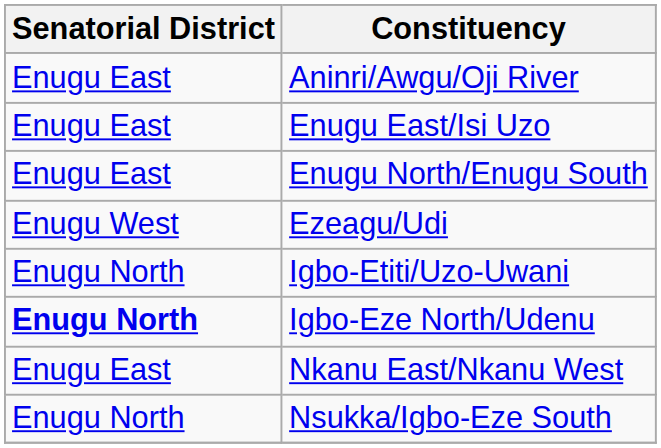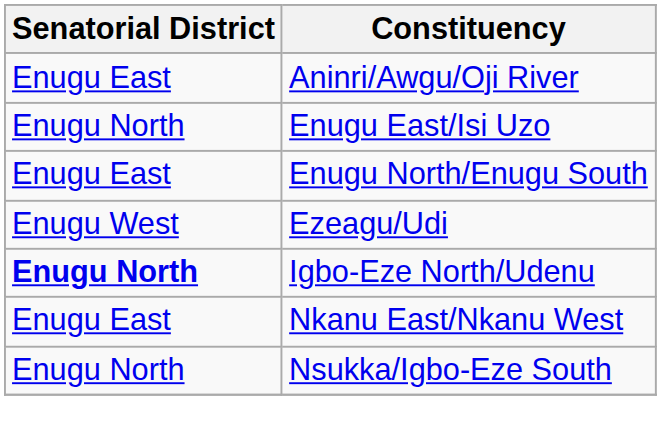(91, 126) Enugu East -> (98, 126) Enugu North
- row: (429, 272)
